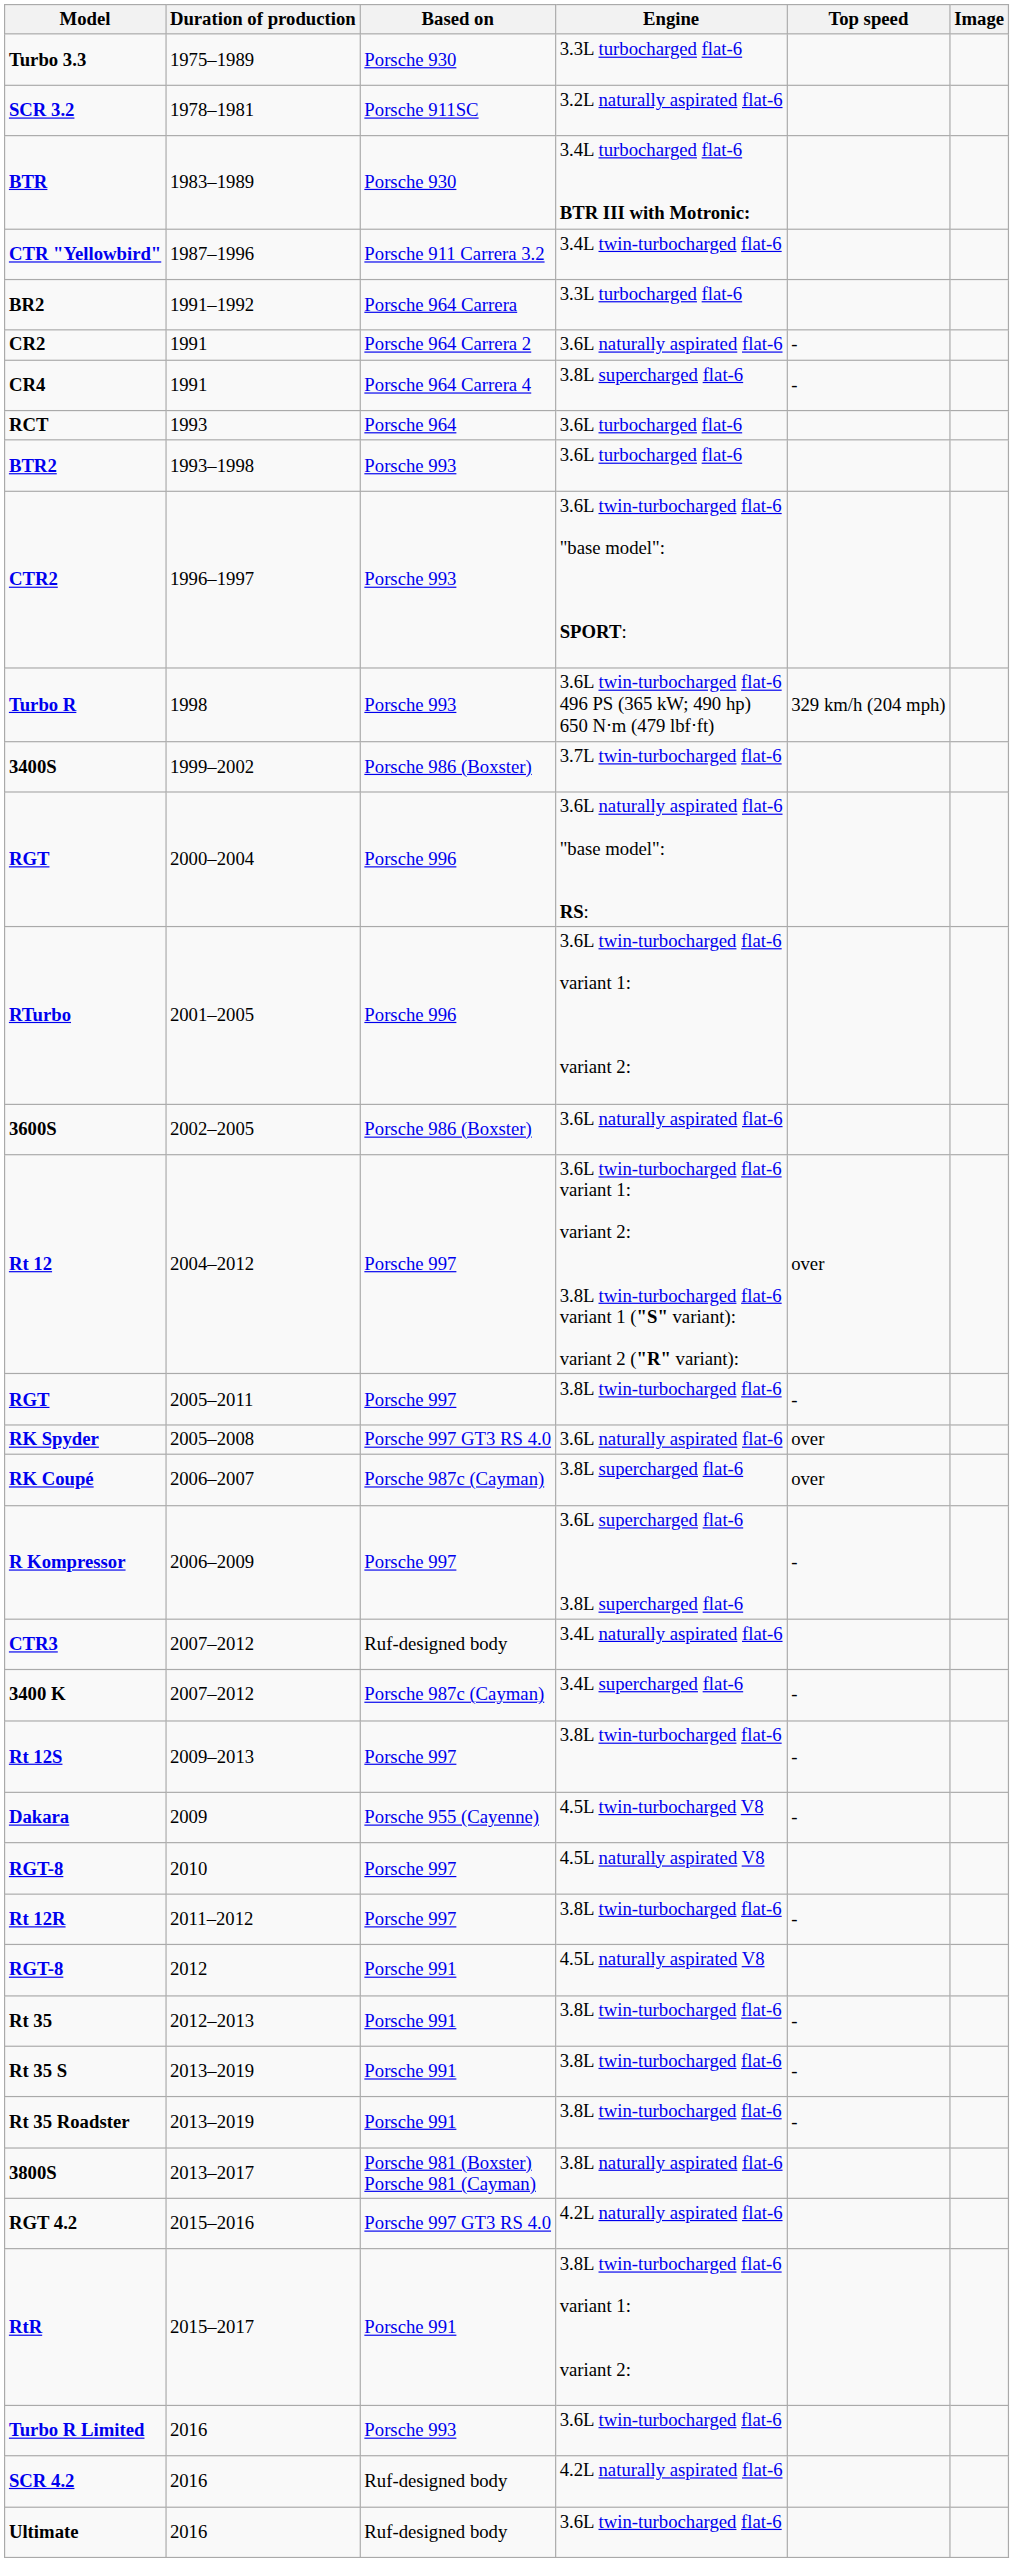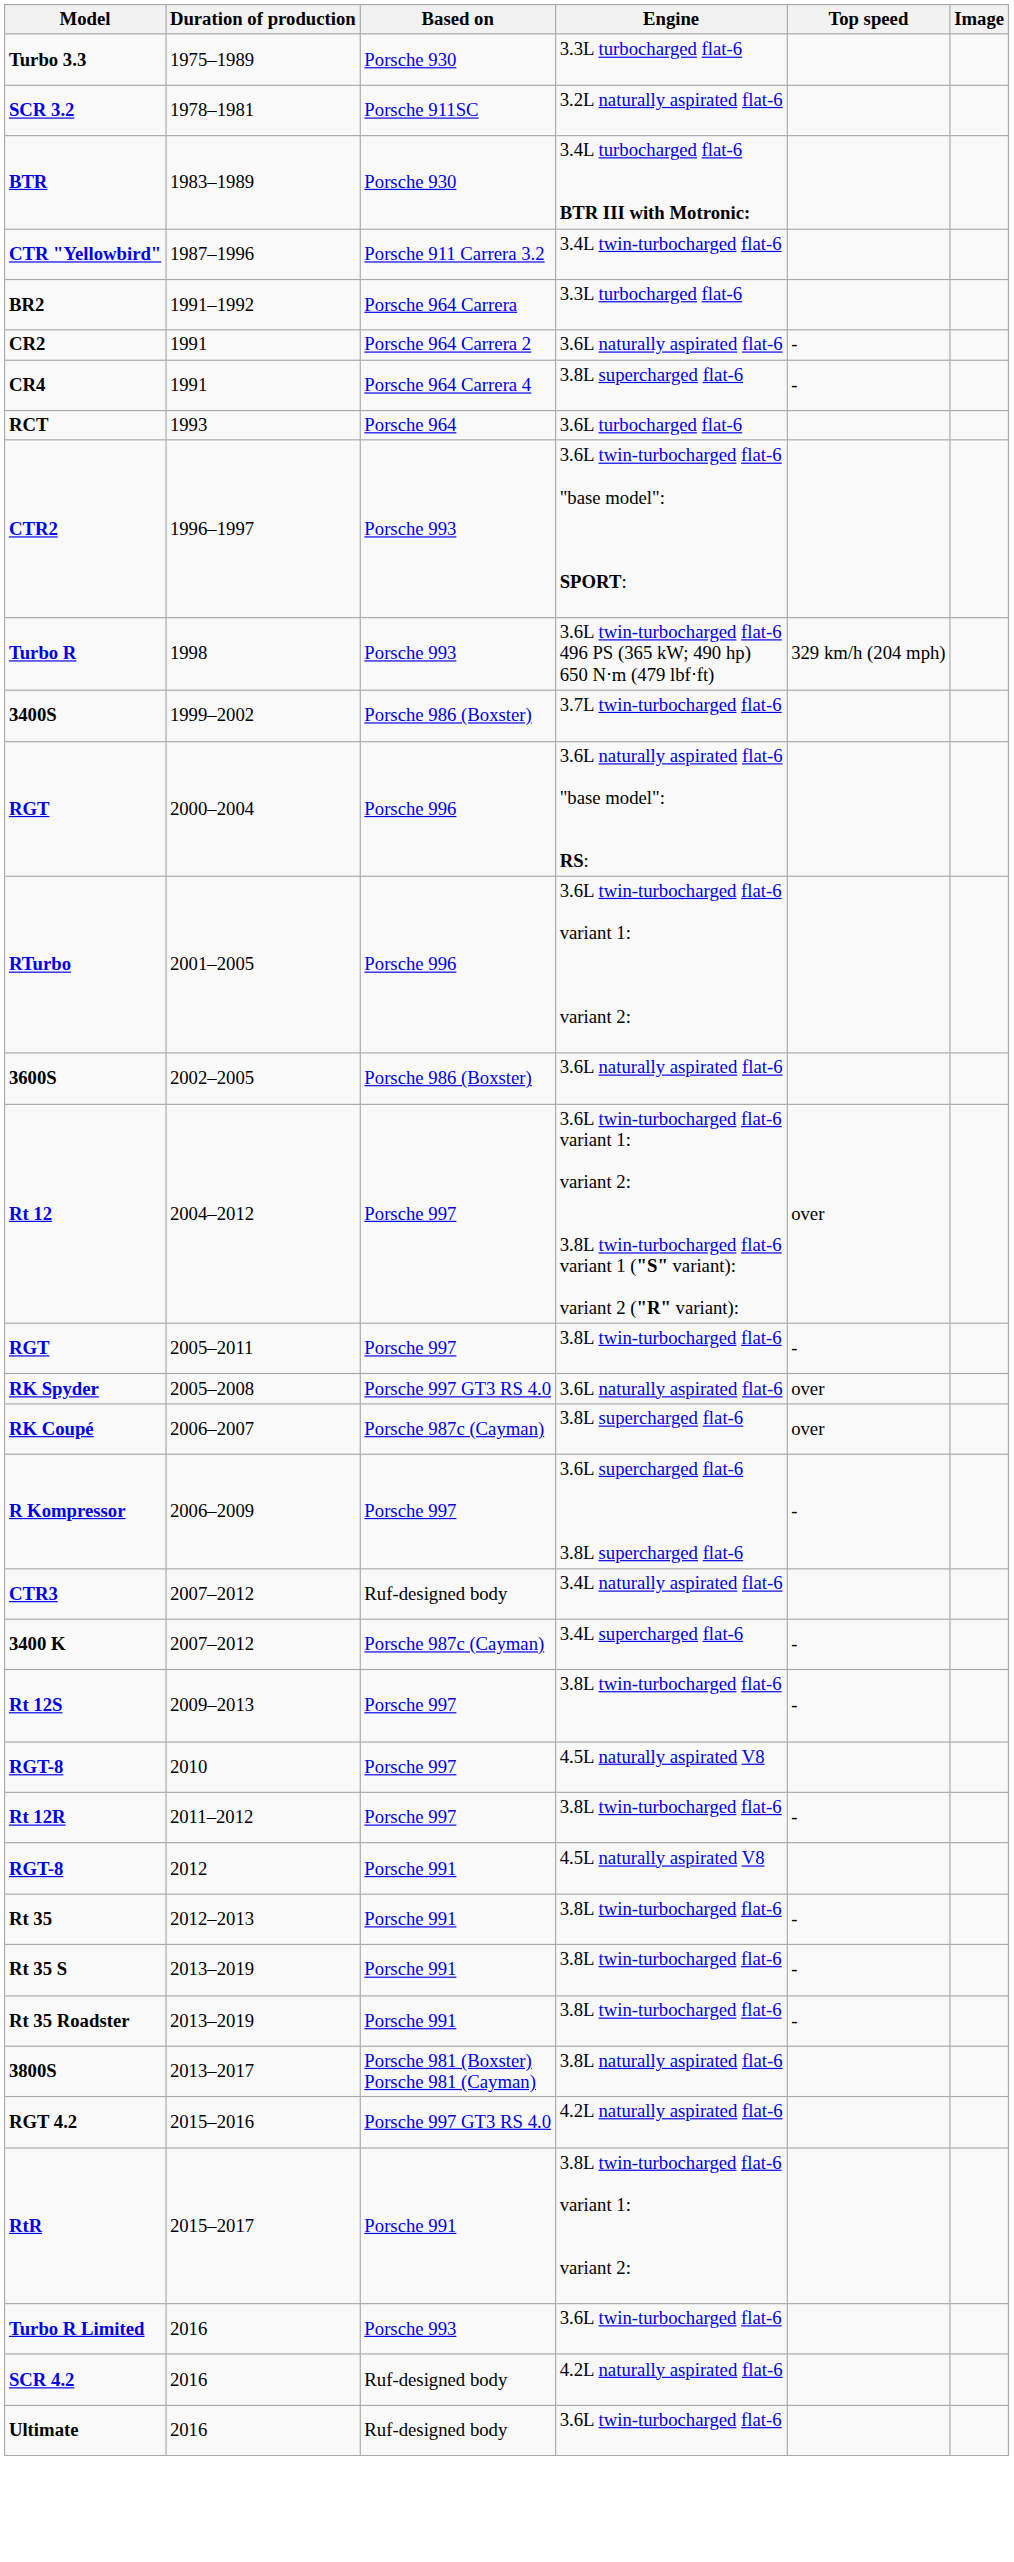- row: (33, 465)
- row: (39, 1817)
